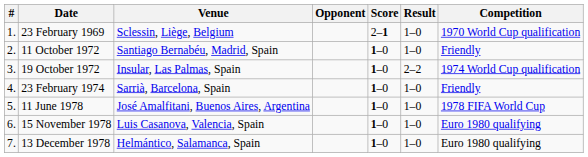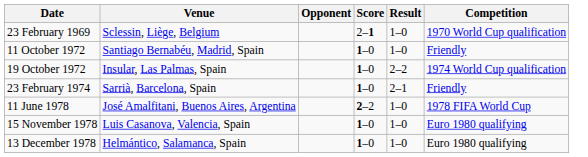- column: (11, 13)
(412, 87) 1–0 -> (398, 87) 2–1
(379, 106) 1–0 -> (365, 106) 2–2
